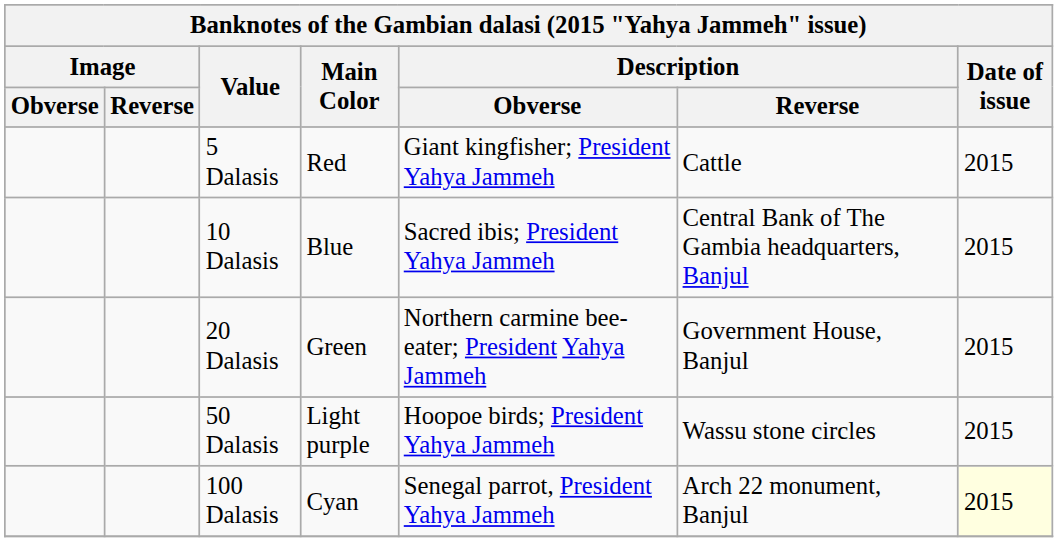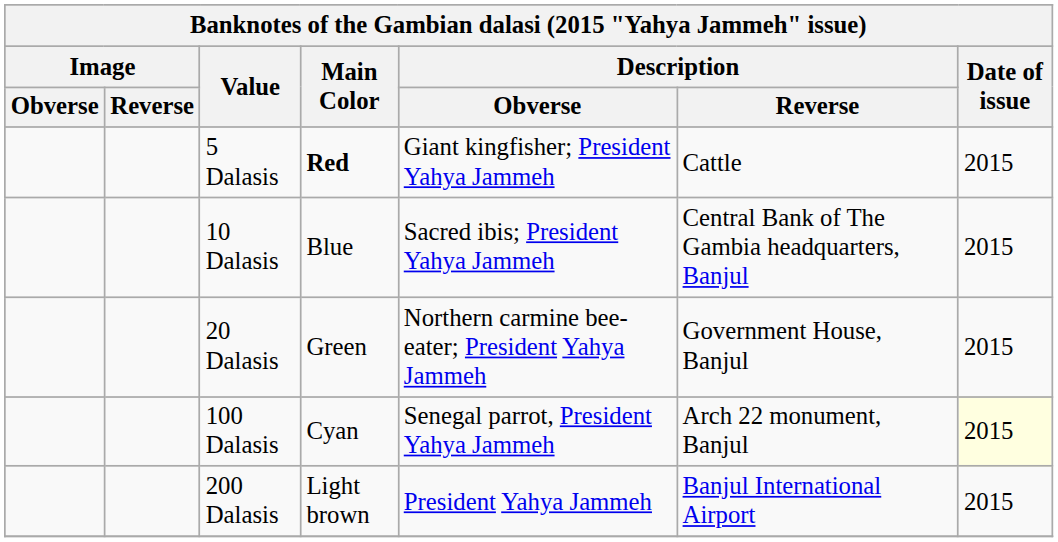(326, 162) normal -> (328, 162) bold
- row: (242, 431)
+ row: (242, 501)
